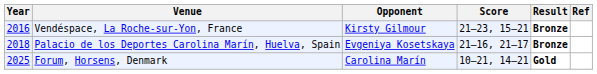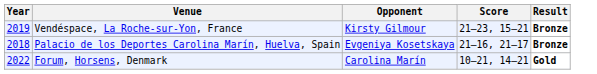- column: (581, 12)
(18, 28) 2016 -> (18, 28) 2019
(18, 61) 2025 -> (18, 61) 2022
